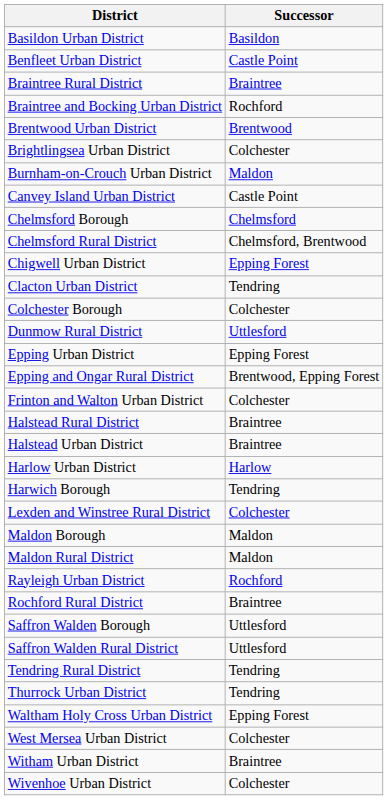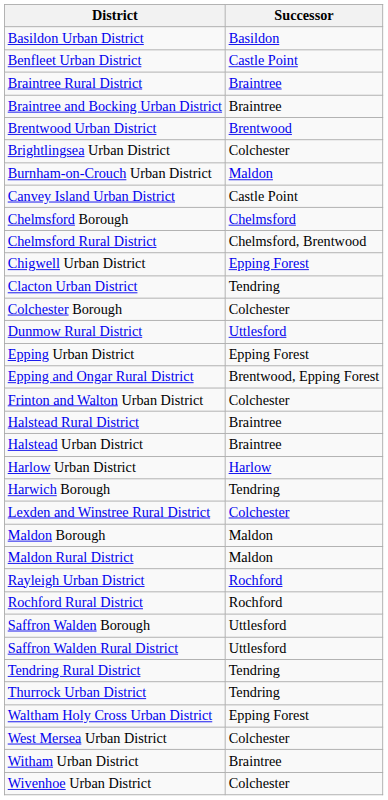(256, 106) Rochford -> (255, 106) Braintree
(255, 602) Braintree -> (256, 602) Rochford
